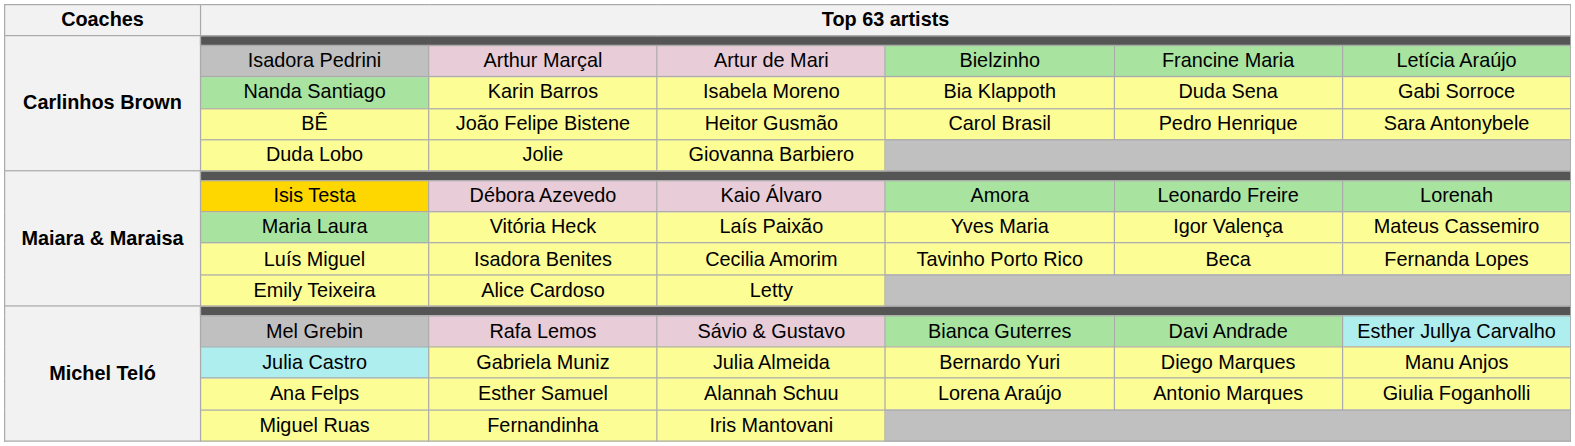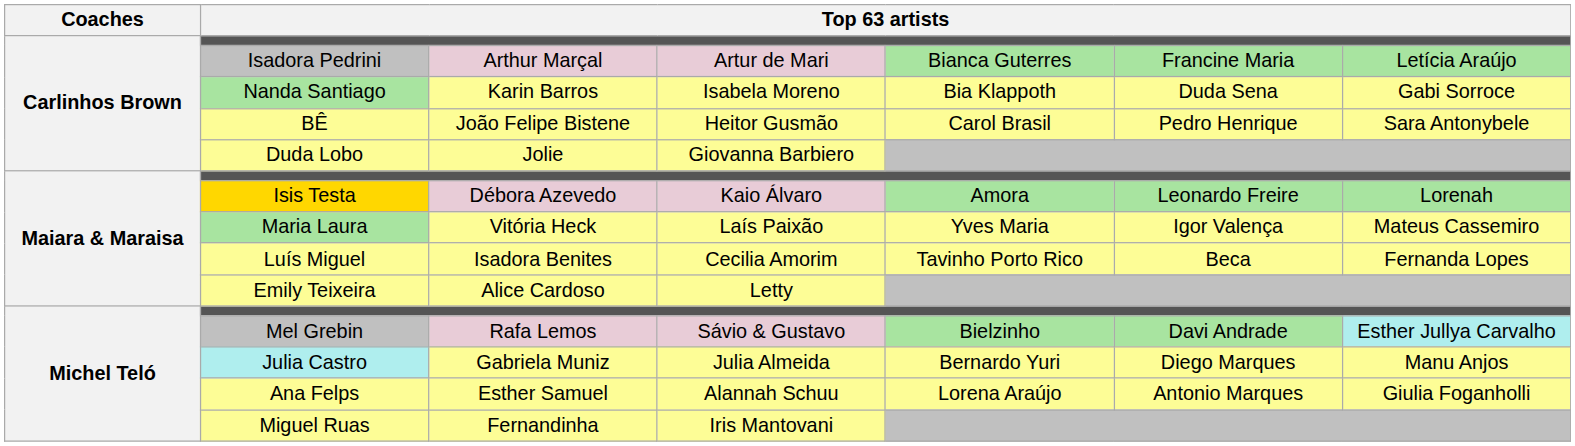(1000, 60) Bielzinho -> (1000, 60) Bianca Guterres
(1000, 330) Bianca Guterres -> (1000, 330) Bielzinho
